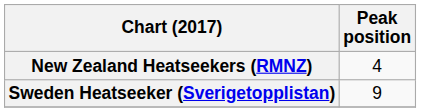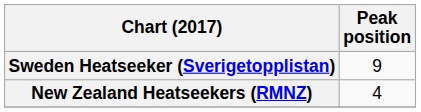rows swapped: (172, 65) <-> (172, 93)
